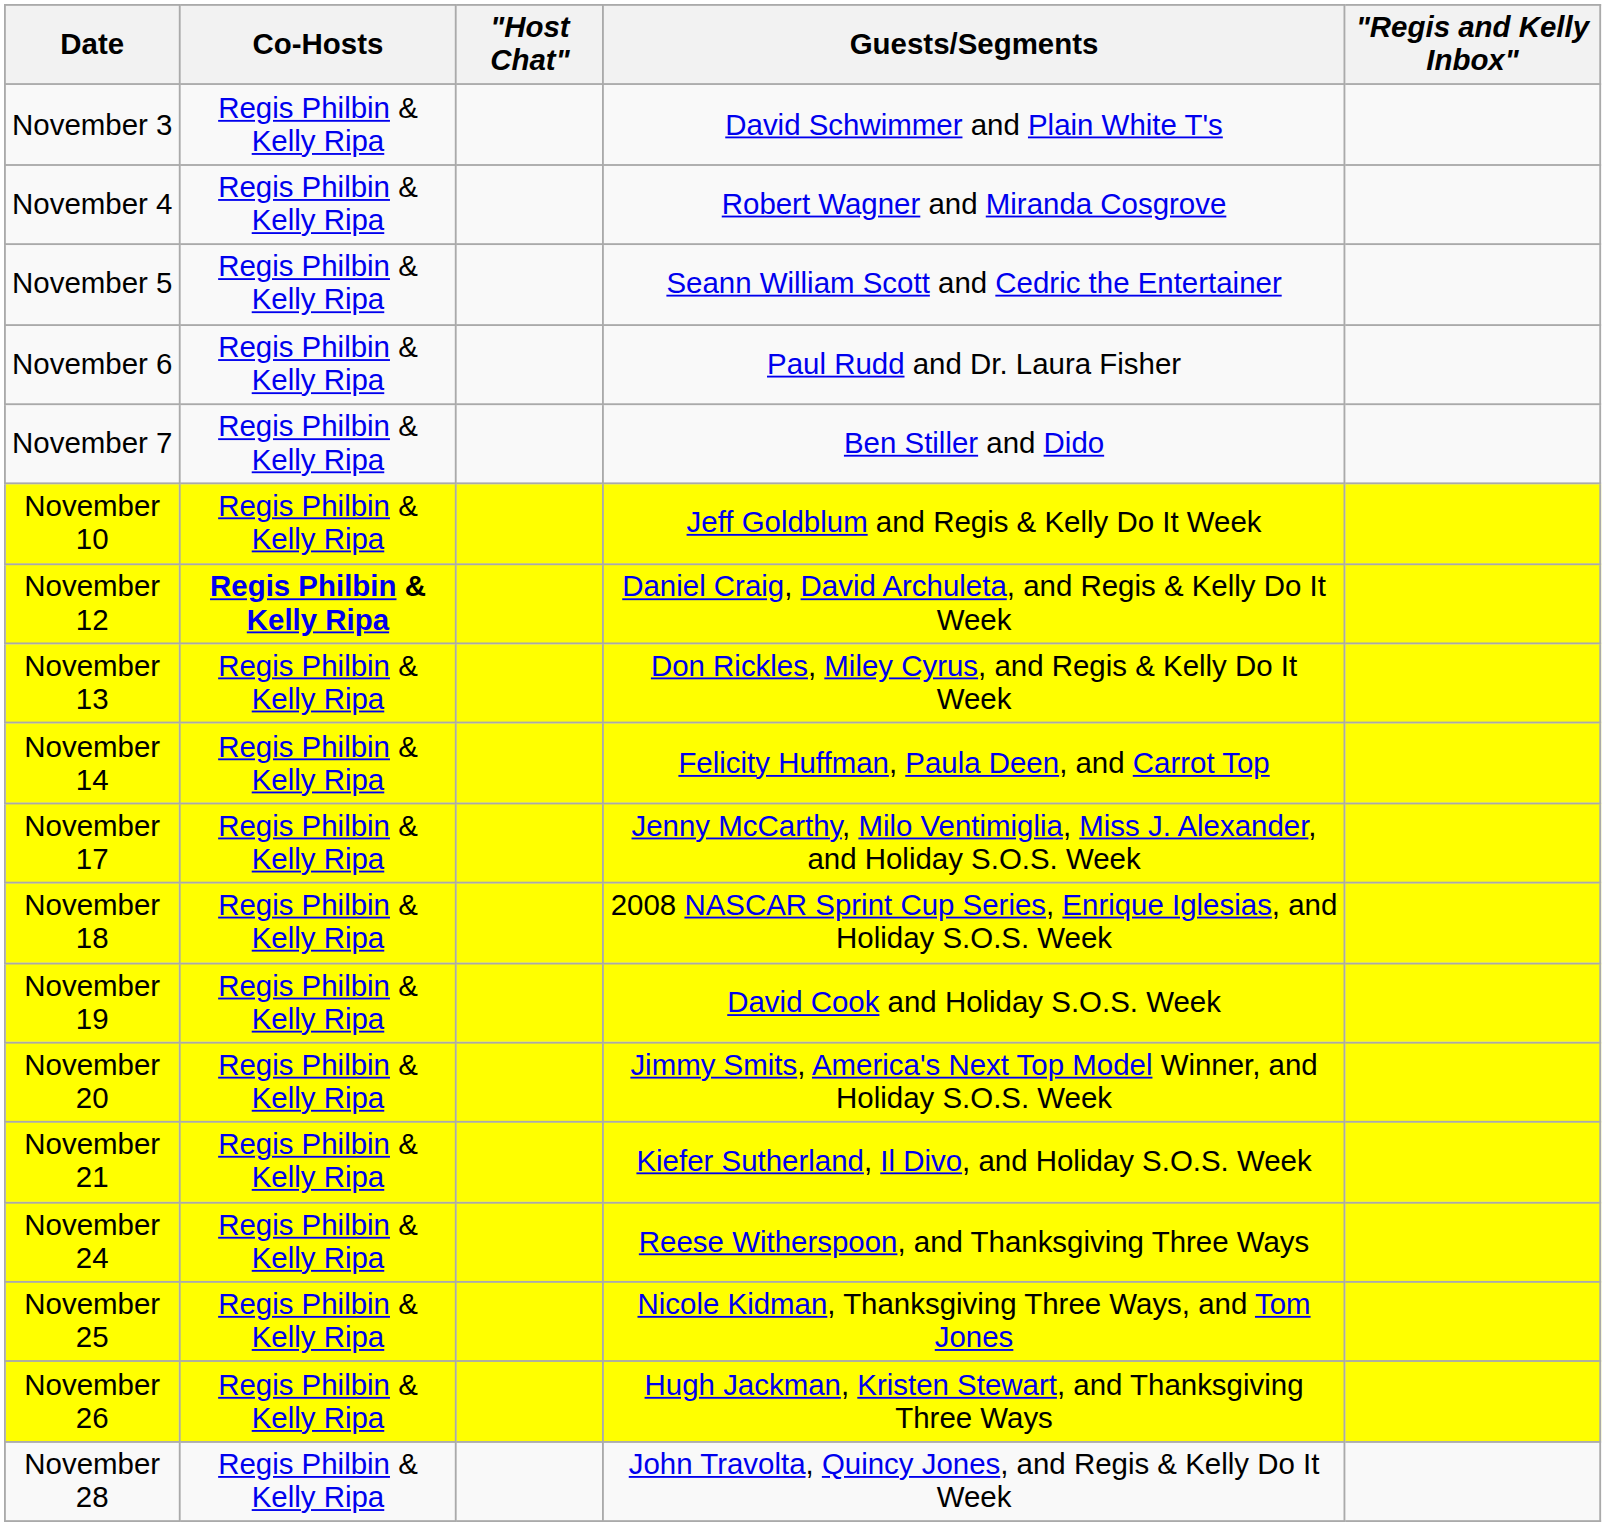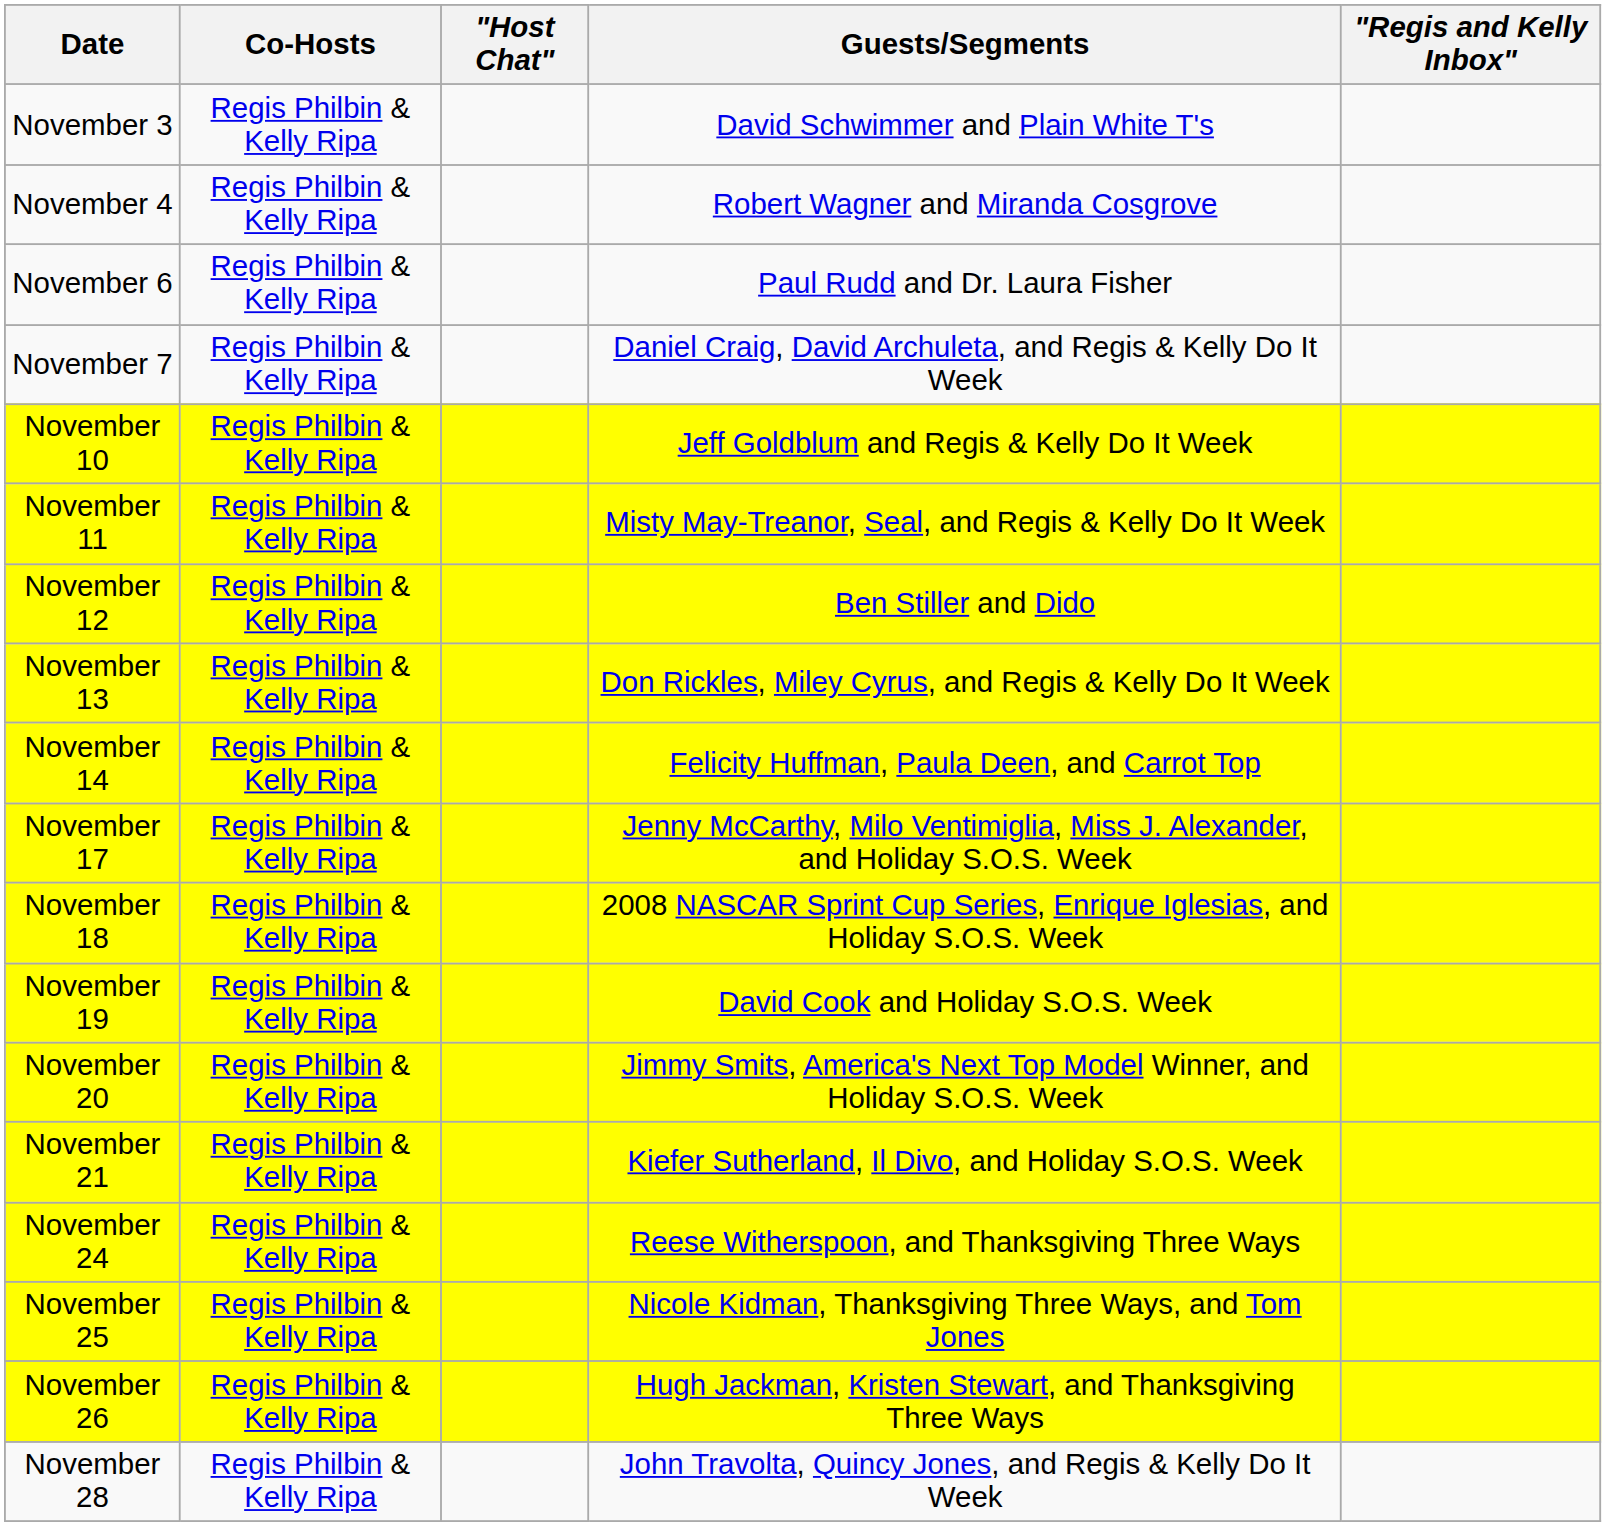- row: (92, 283)
(974, 443) Ben Stiller and Dido -> (965, 363) Daniel Craig, David Archuleta, and Regis & Kelly Do It Week
+ row: (92, 523)
(318, 603) bold -> (310, 603) normal
(974, 603) Daniel Craig, David Archuleta, and Regis & Kelly Do It Week -> (965, 603) Ben Stiller and Dido
